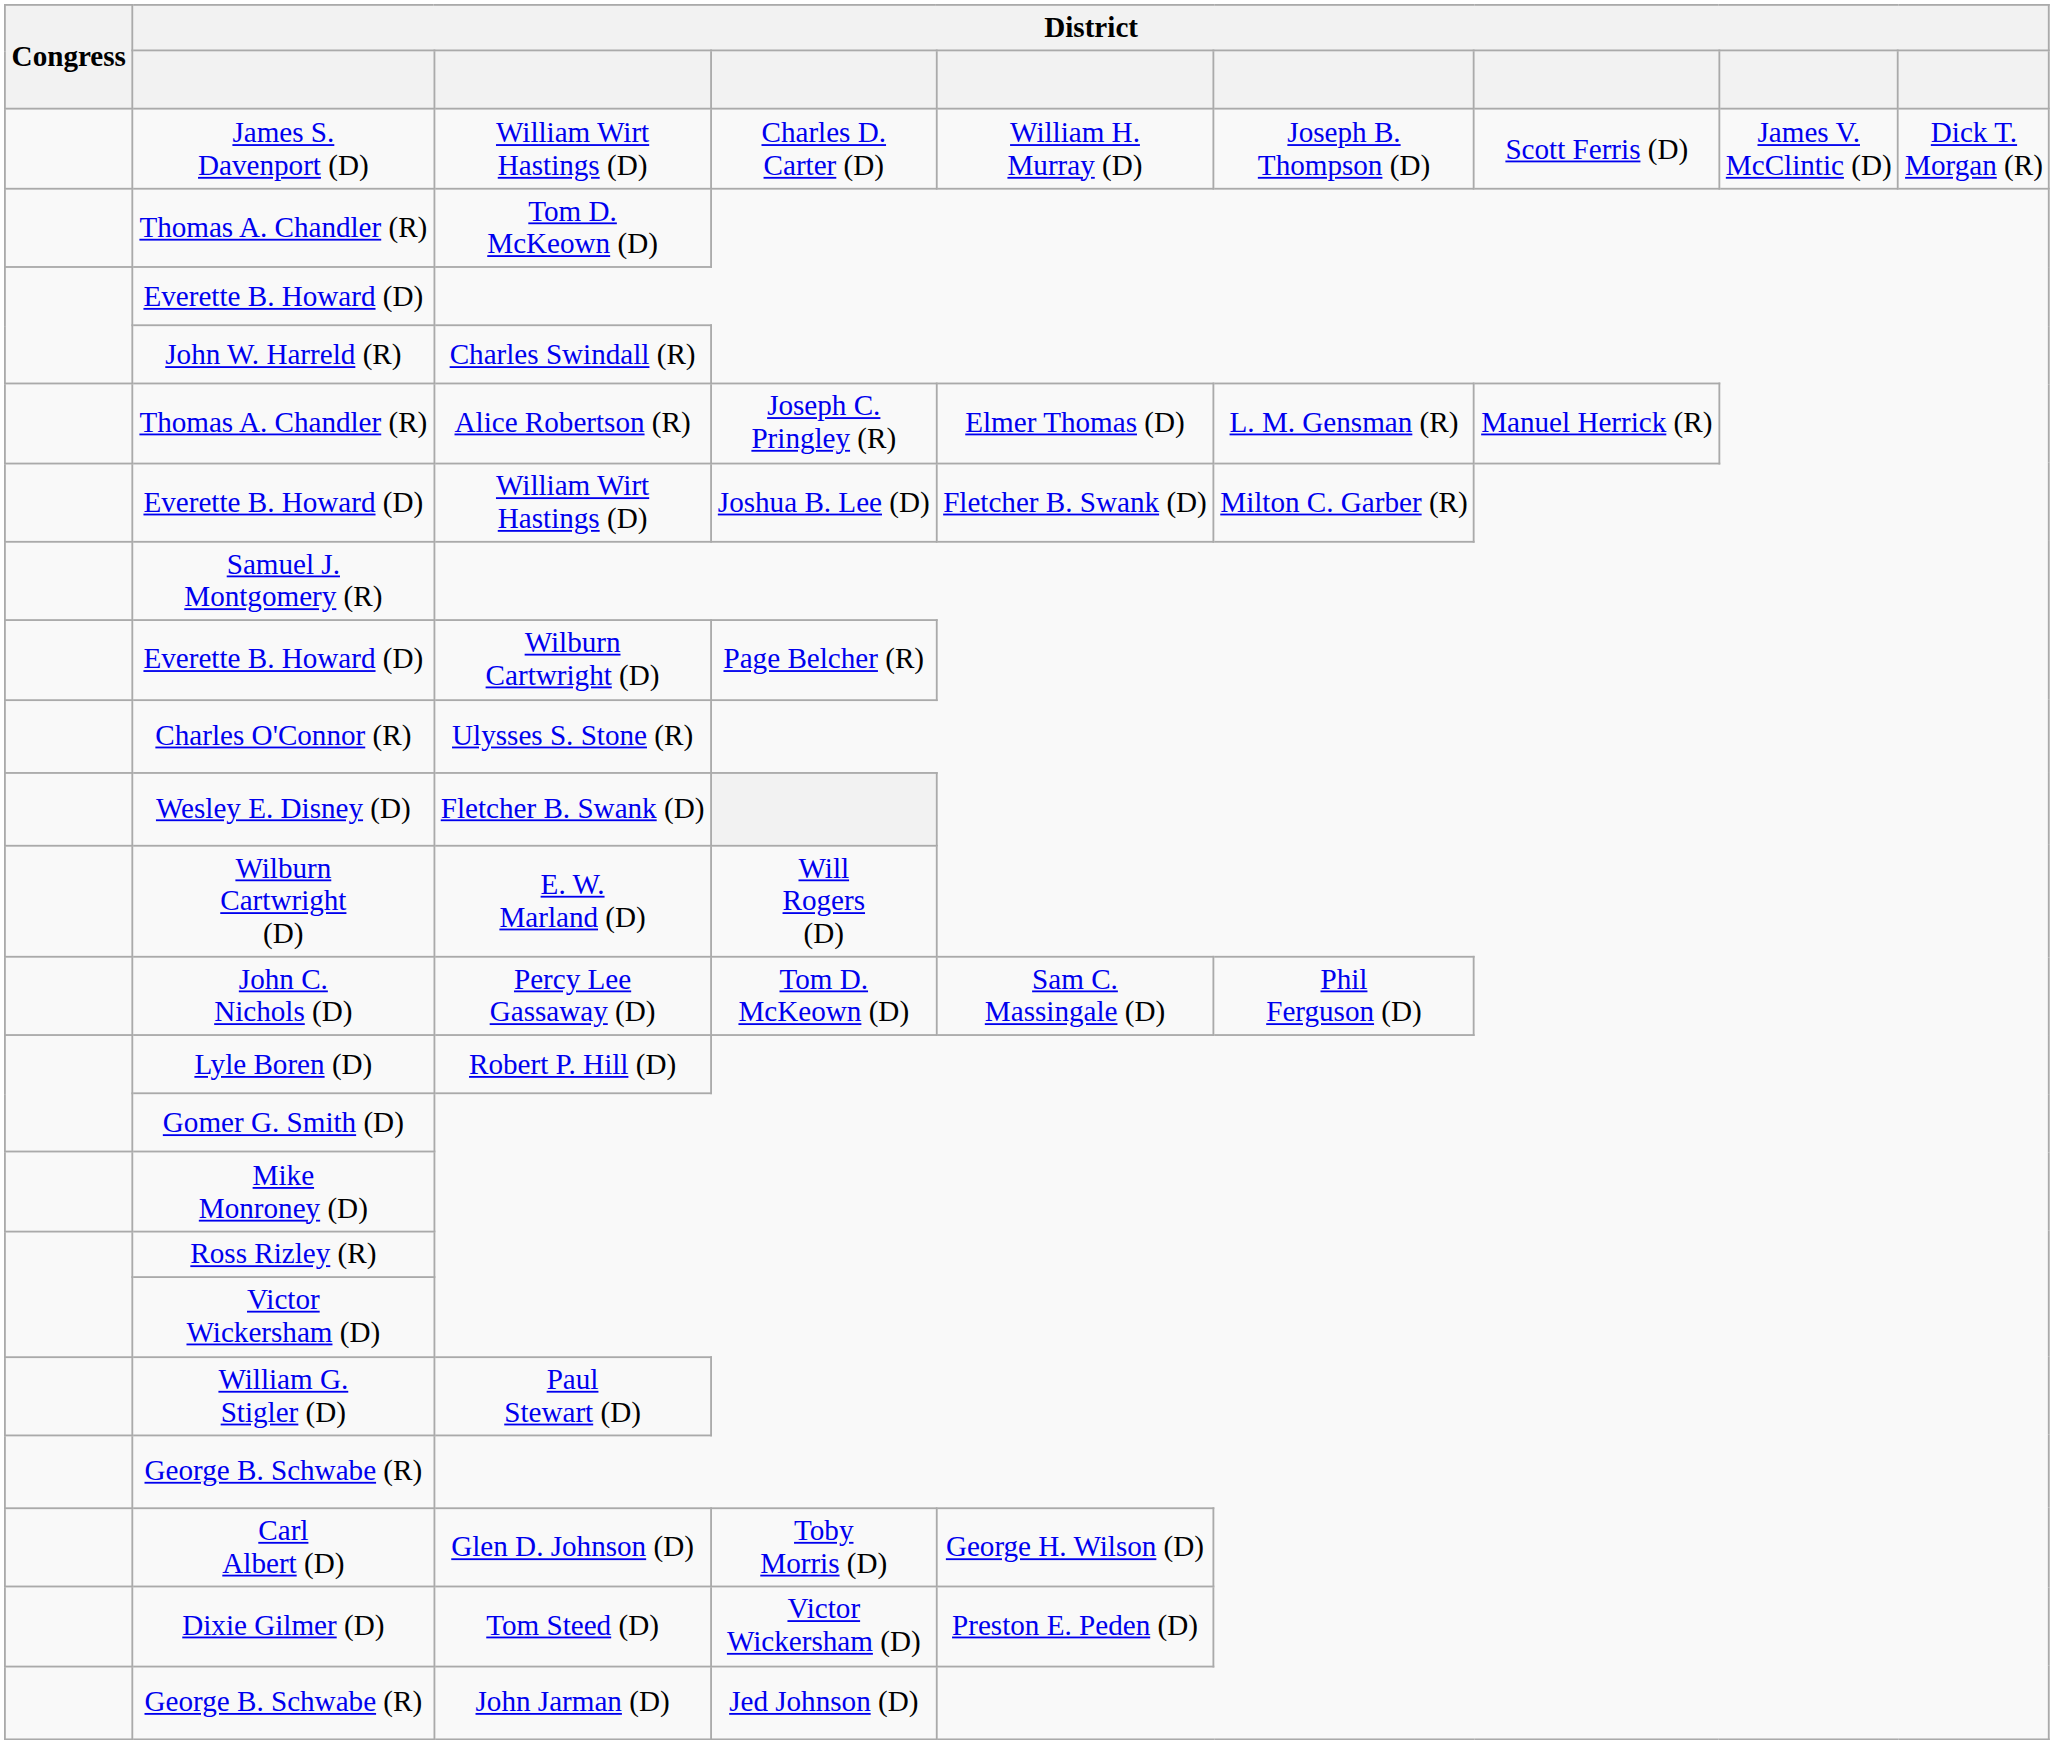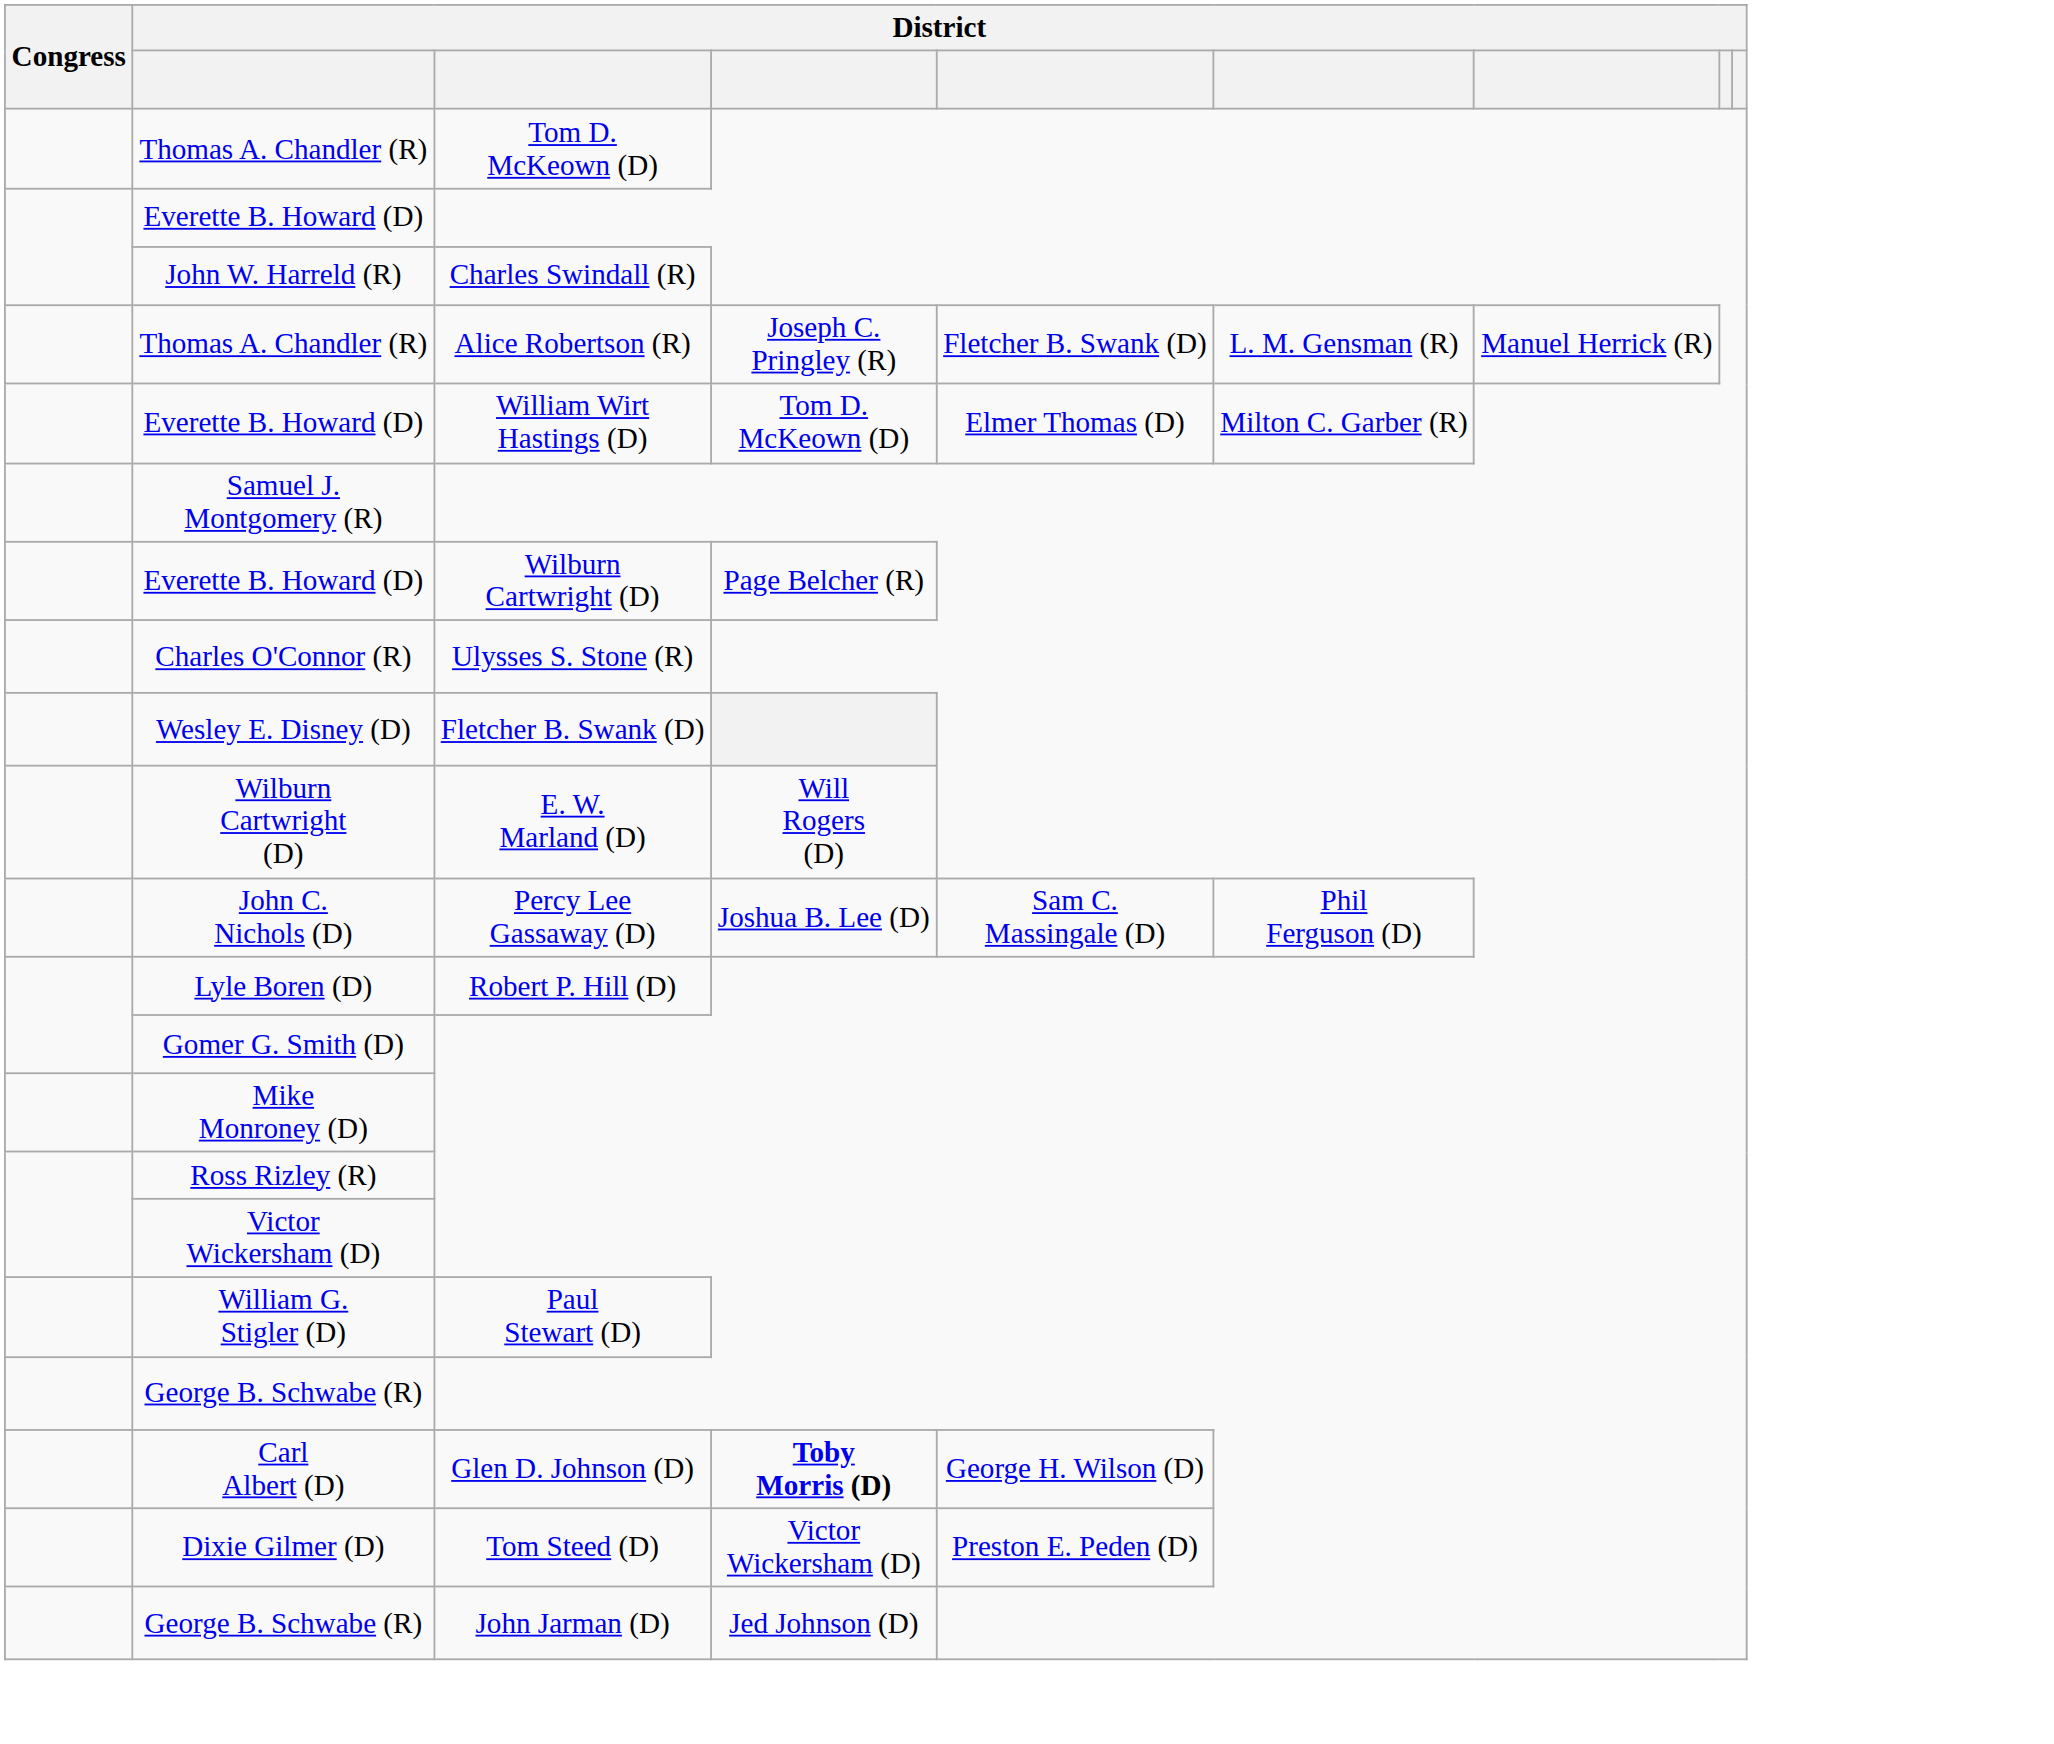- row: (283, 148)
(1075, 422) Elmer Thomas (D) -> (1075, 343) Fletcher B. Swank (D)
(824, 501) Joshua B. Lee (D) -> (824, 422) Tom D. McKeown (D)
(1075, 501) Fletcher B. Swank (D) -> (1075, 422) Elmer Thomas (D)
(824, 995) Tom D. McKeown (D) -> (824, 916) Joshua B. Lee (D)
(824, 1547) normal -> (824, 1468) bold
